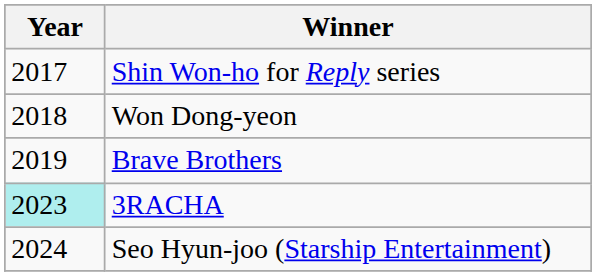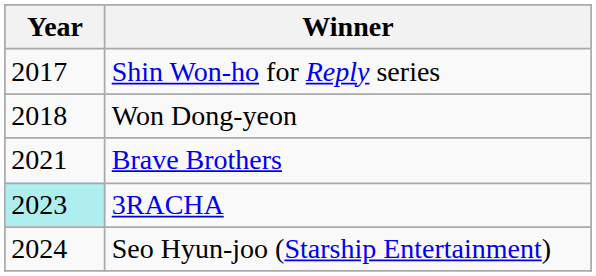(39, 159) 2019 -> (39, 159) 2021
